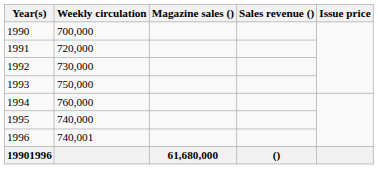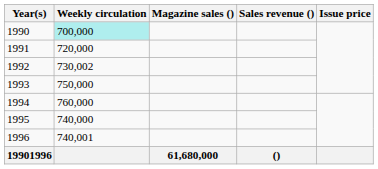(75, 31) no background -> (75, 31) paleturquoise background
(75, 66) 730,000 -> (75, 66) 730,002
